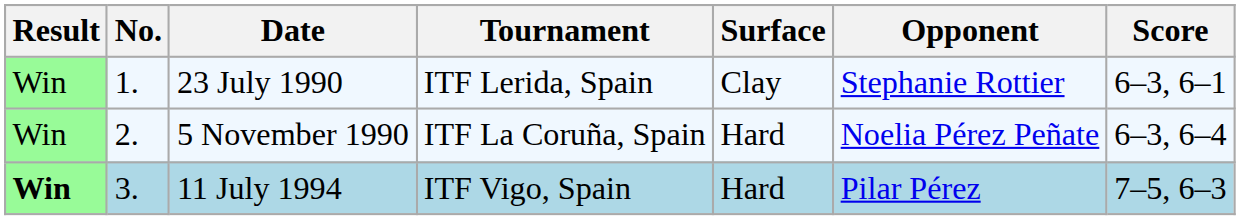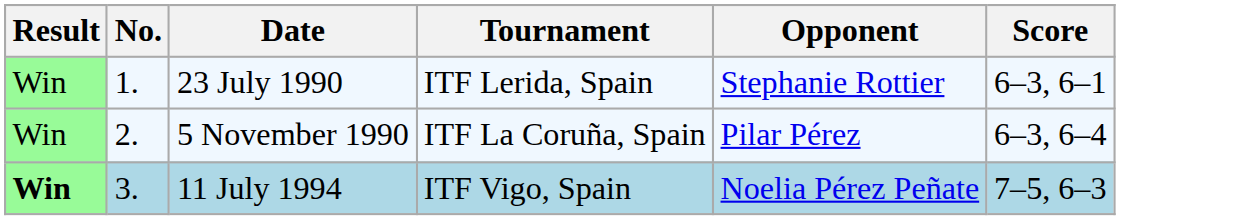- column: (773, 30)
(970, 134) Noelia Pérez Peñate -> (791, 134) Pilar Pérez
(911, 186) Pilar Pérez -> (850, 186) Noelia Pérez Peñate
